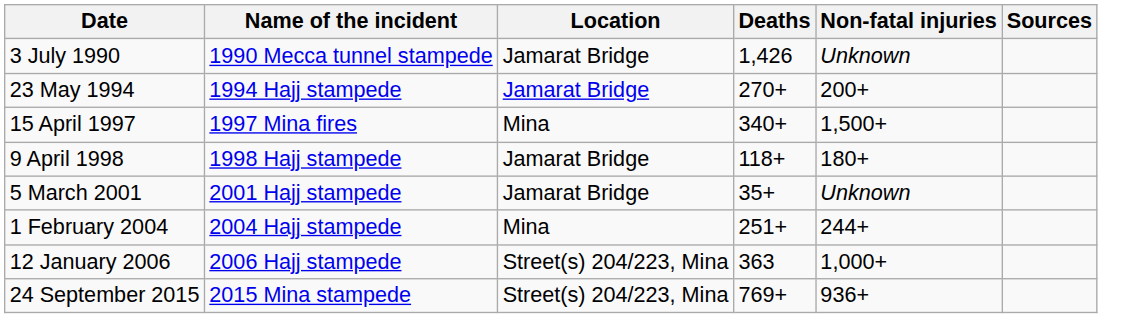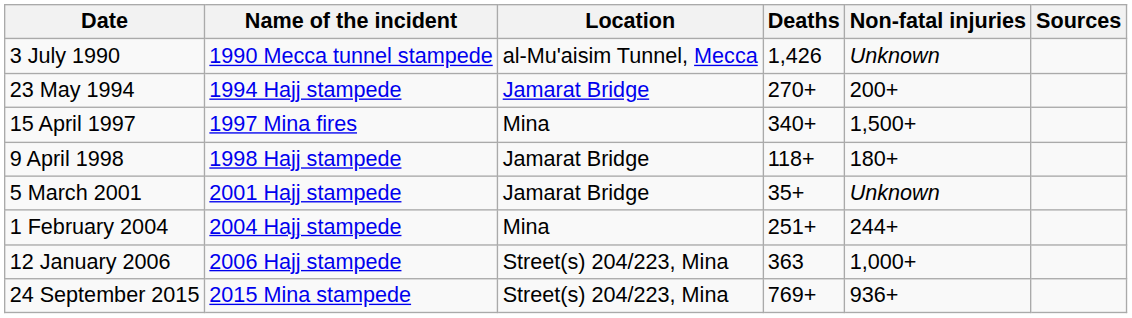(576, 55) Jamarat Bridge -> (630, 55) al-Mu'aisim Tunnel, Mecca
